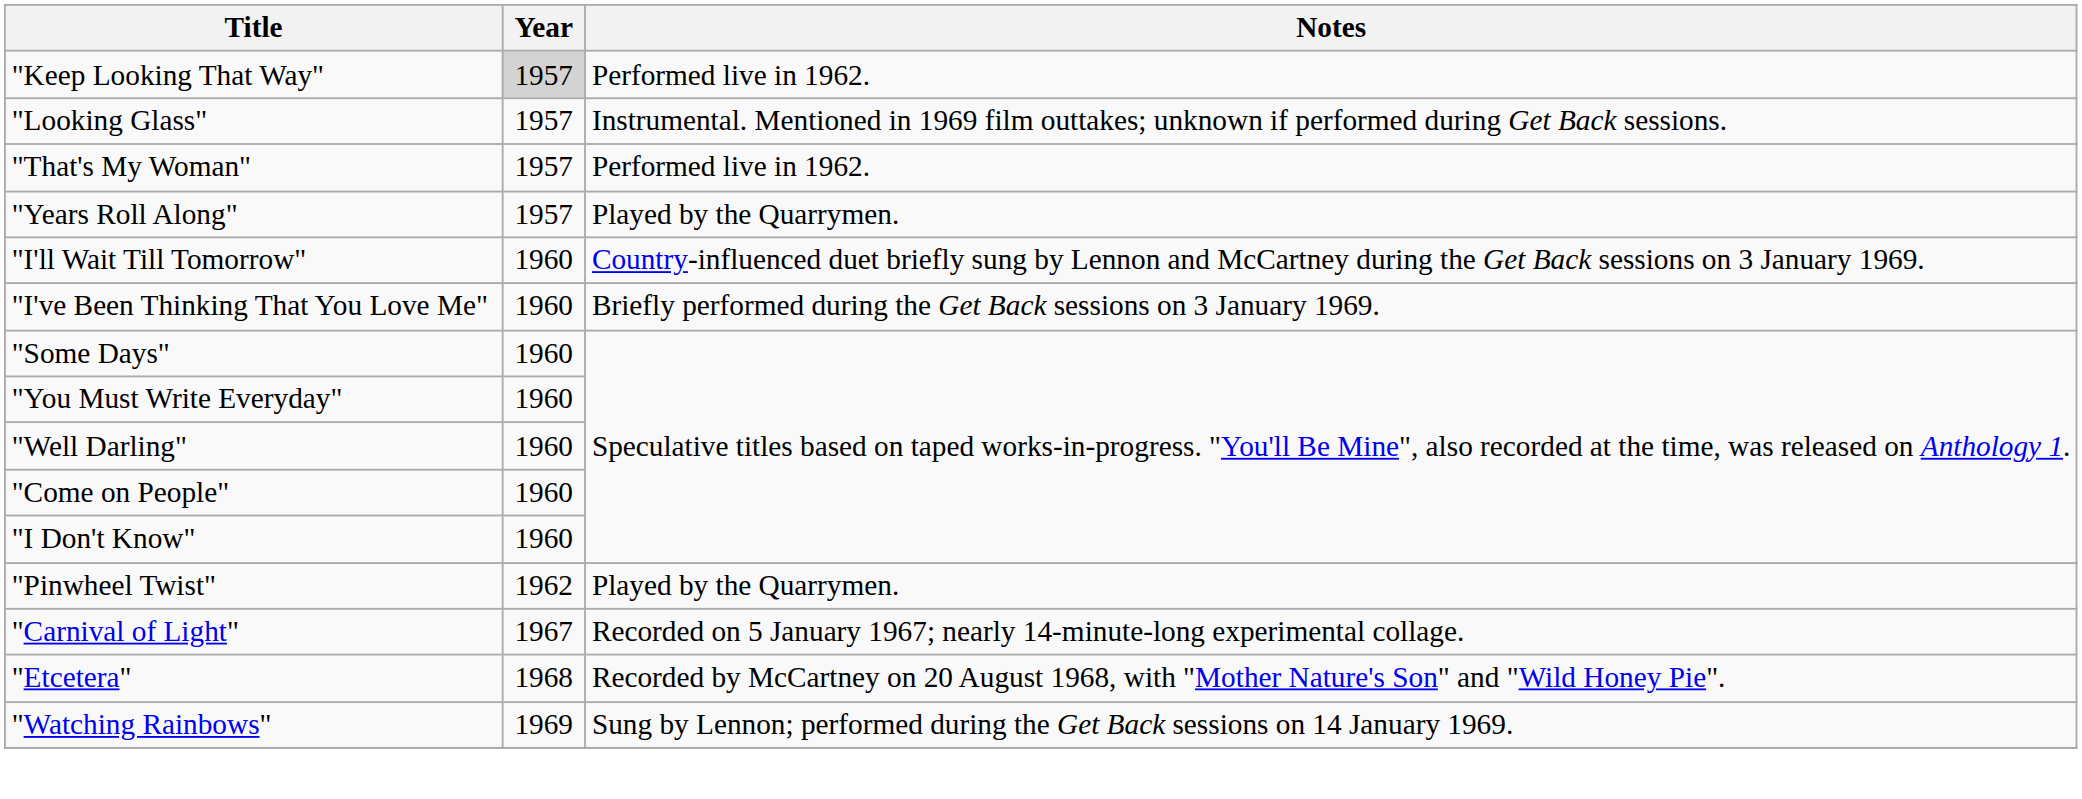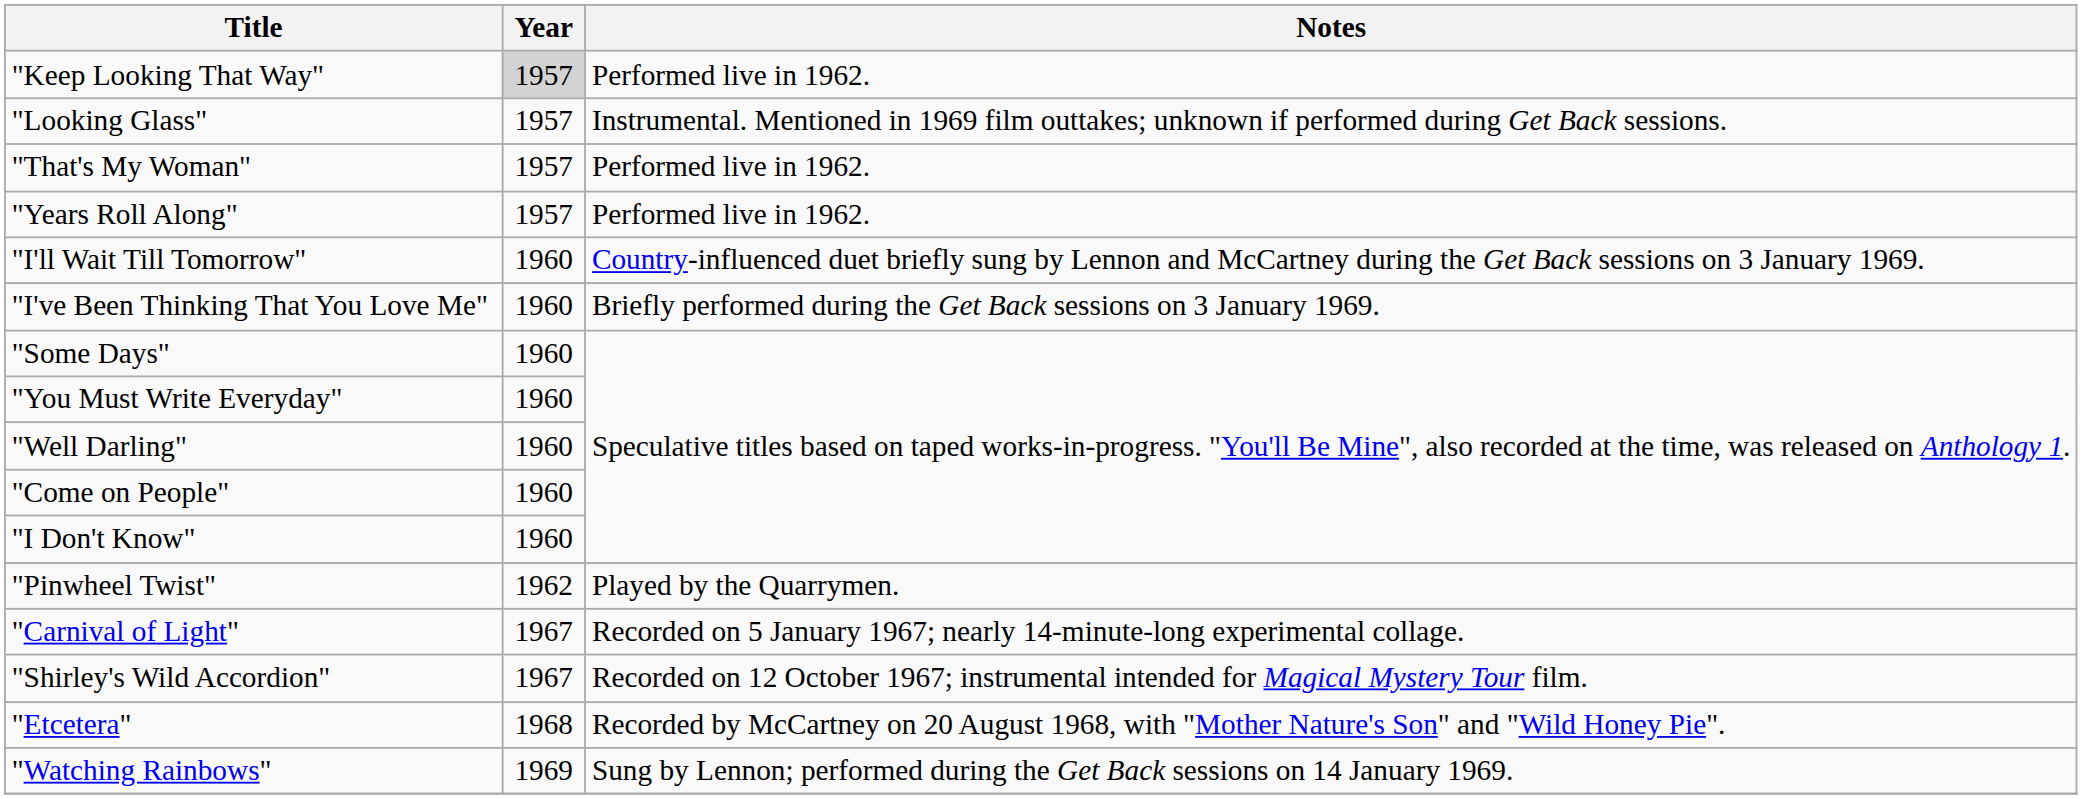(746, 213) Played by the Quarrymen. -> (731, 213) Performed live in 1962.
+ row: (171, 677)
